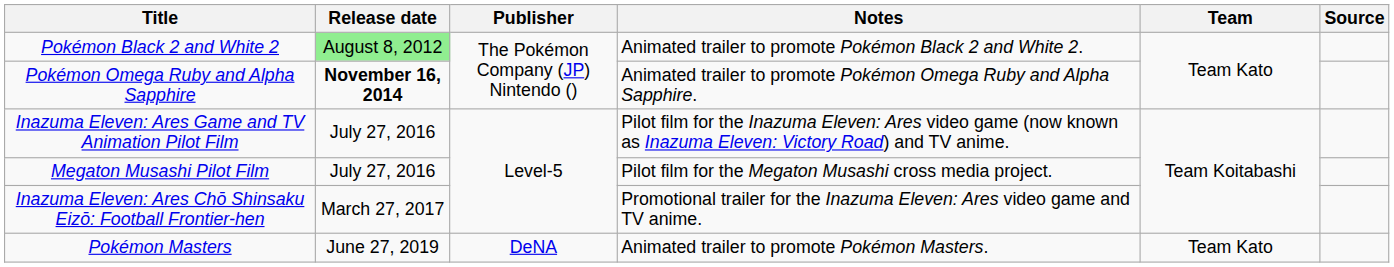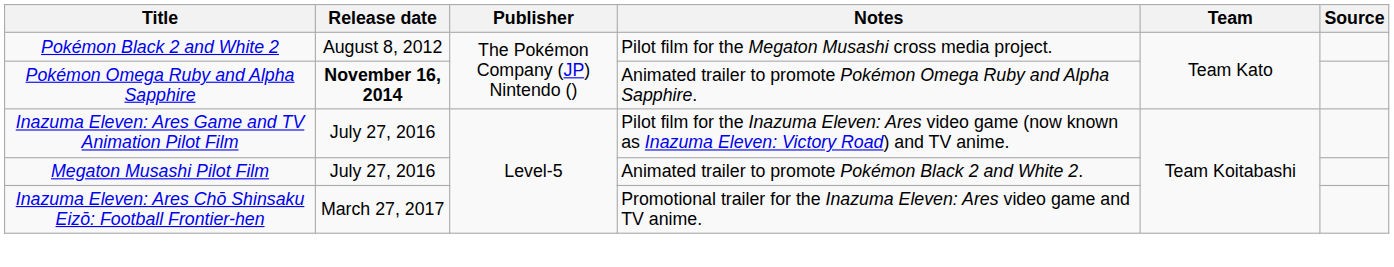(383, 46) lightgreen background -> (383, 46) no background
(852, 46) Animated trailer to promote Pokémon Black 2 and White 2. -> (837, 46) Pilot film for the Megaton Musashi cross media project.
(837, 171) Pilot film for the Megaton Musashi cross media project. -> (852, 171) Animated trailer to promote Pokémon Black 2 and White 2.
- row: (160, 247)
